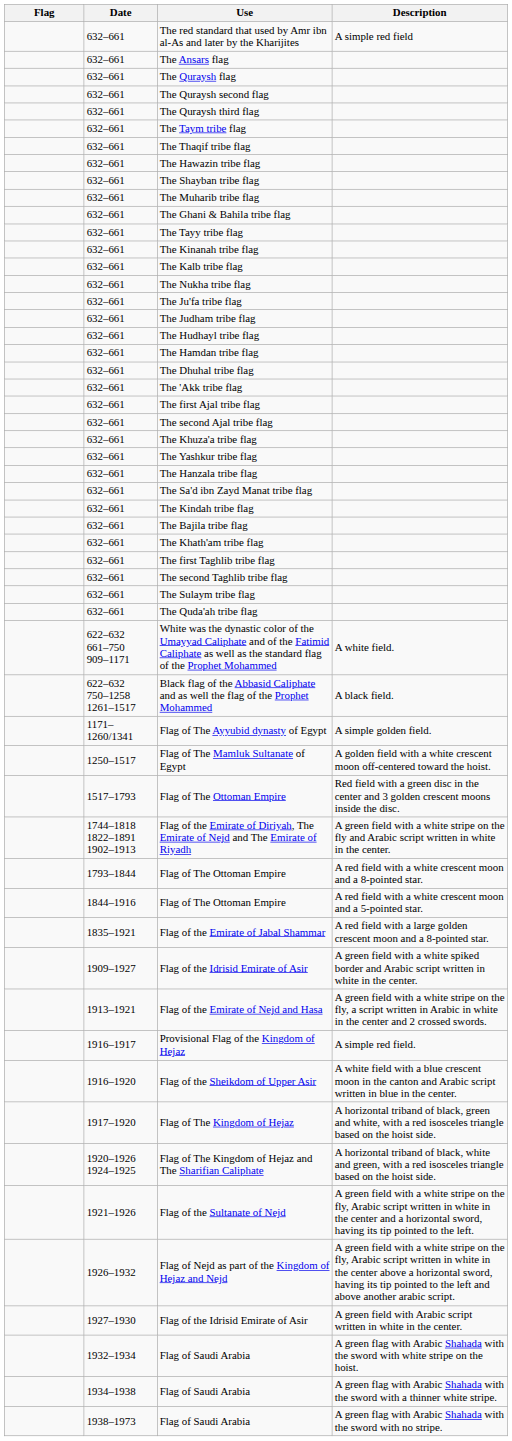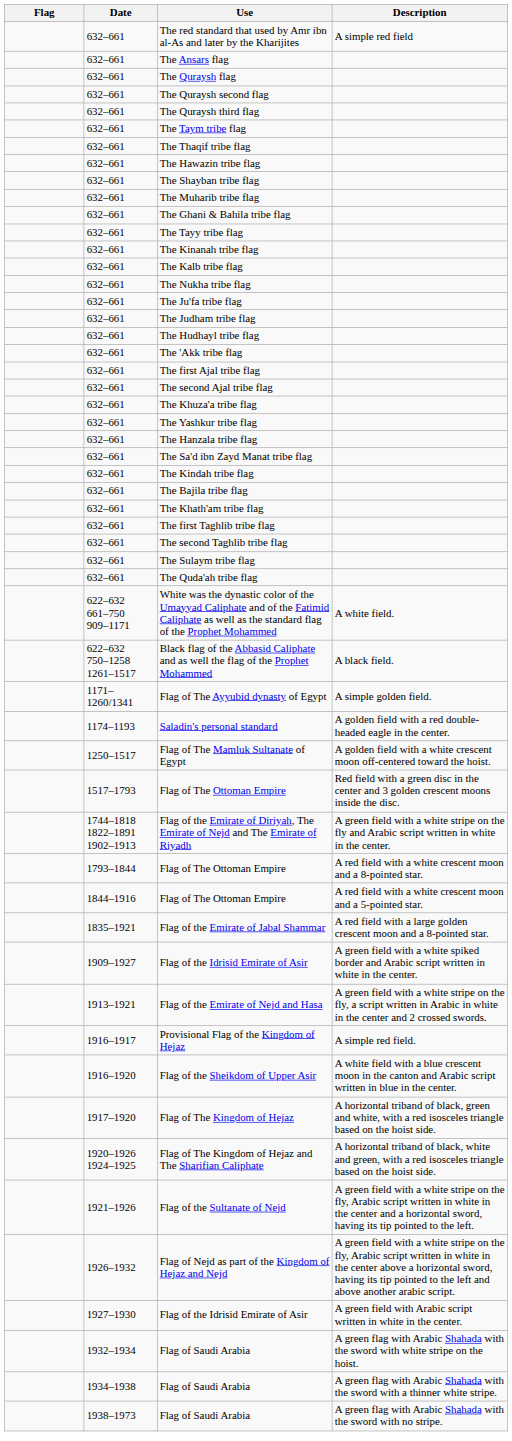- row: (209, 353)
- row: (207, 370)
+ row: (219, 726)
